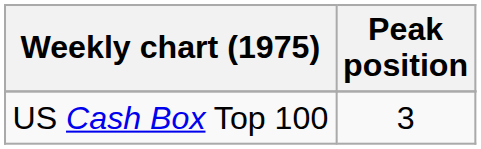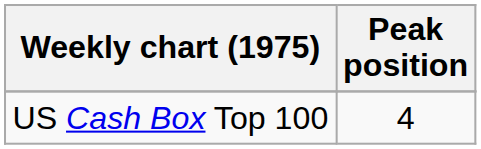(406, 117) 3 -> (406, 117) 4
